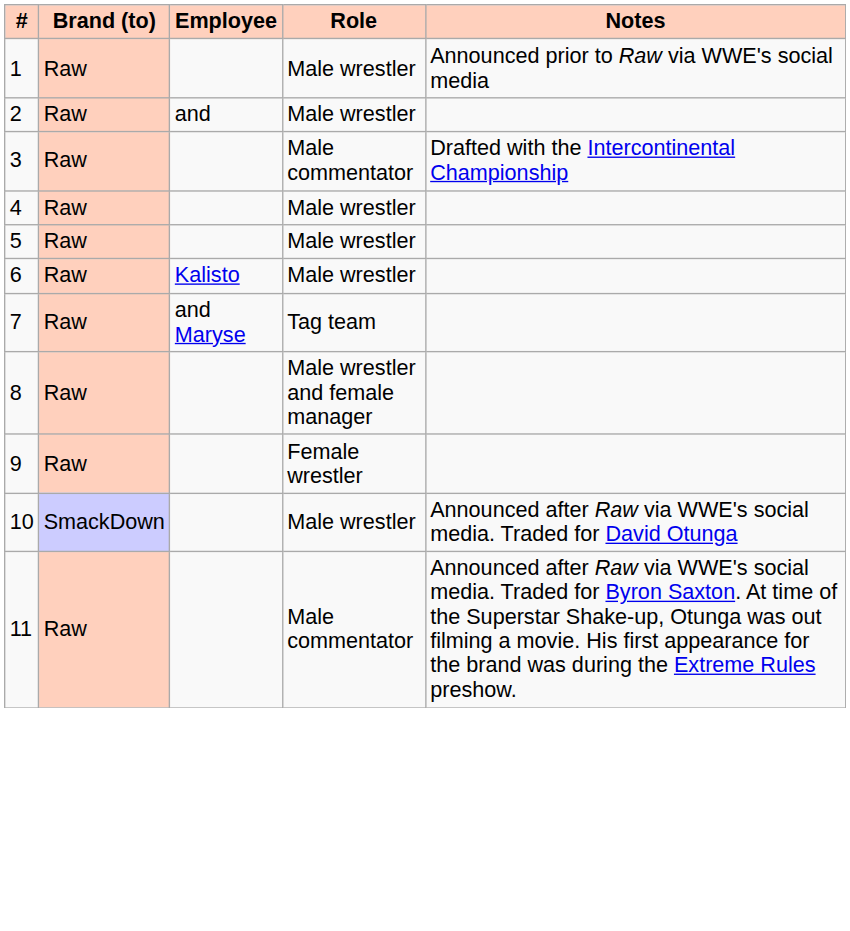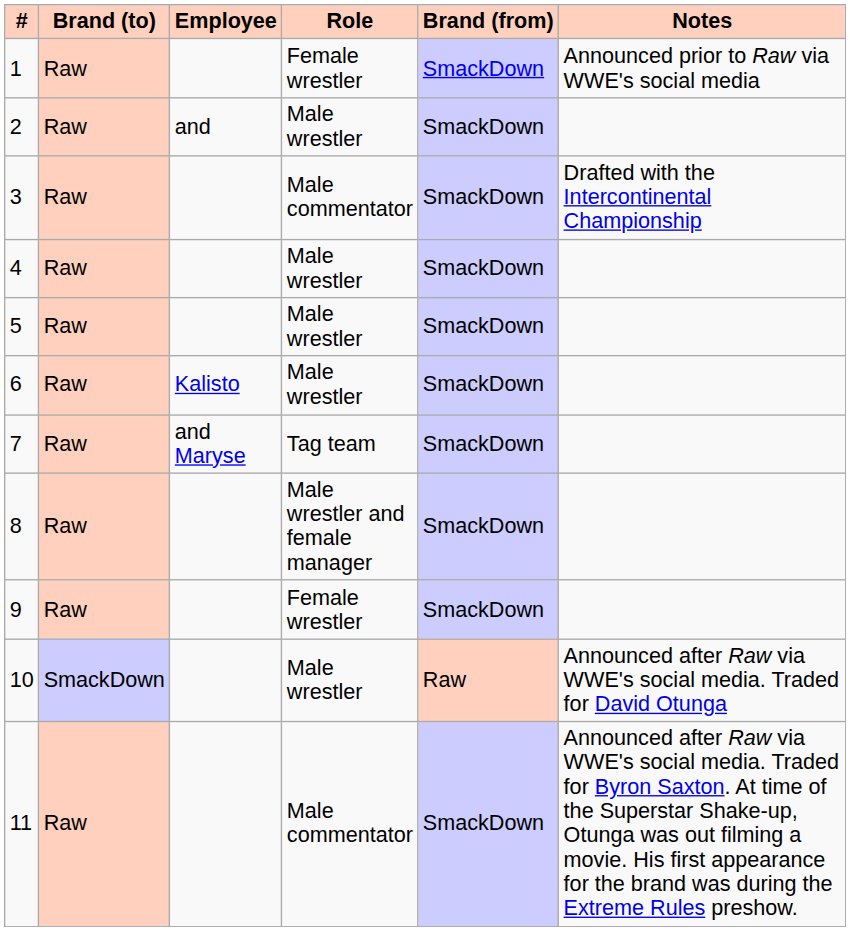+ column: (488, 21)
(351, 68) Male wrestler -> (325, 68) Female wrestler
